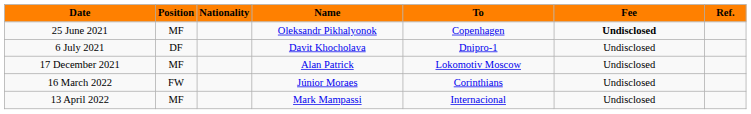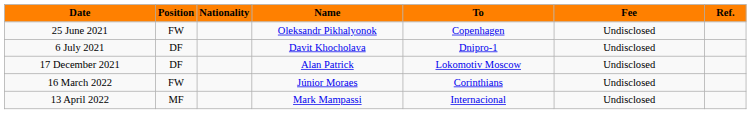(176, 30) MF -> (176, 30) FW
(629, 30) bold -> (629, 30) normal
(176, 65) MF -> (176, 65) DF
